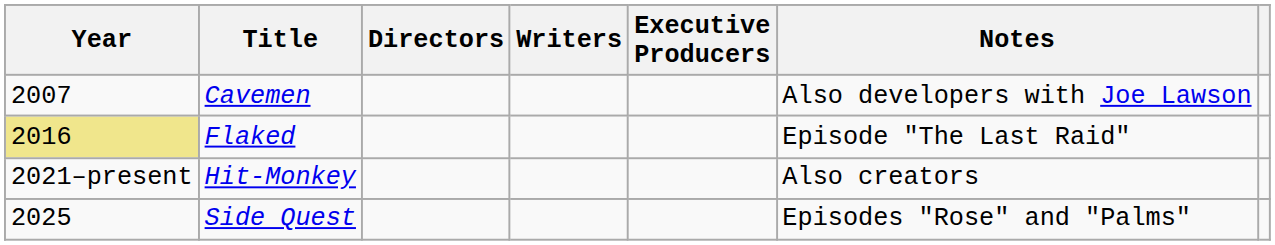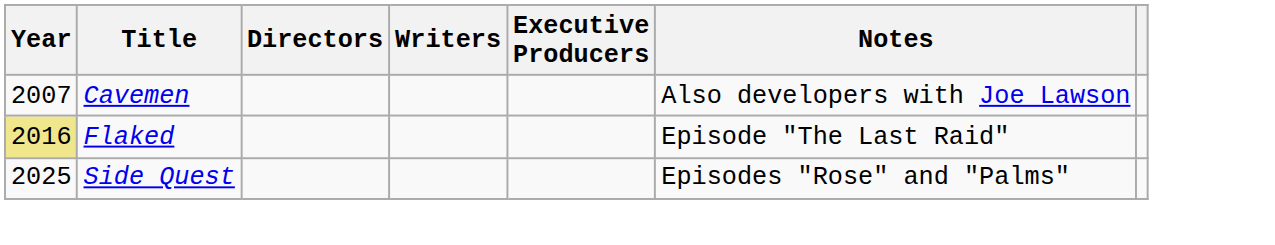- row: (280, 178)
